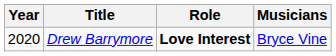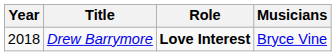(24, 39) 2020 -> (24, 39) 2018
